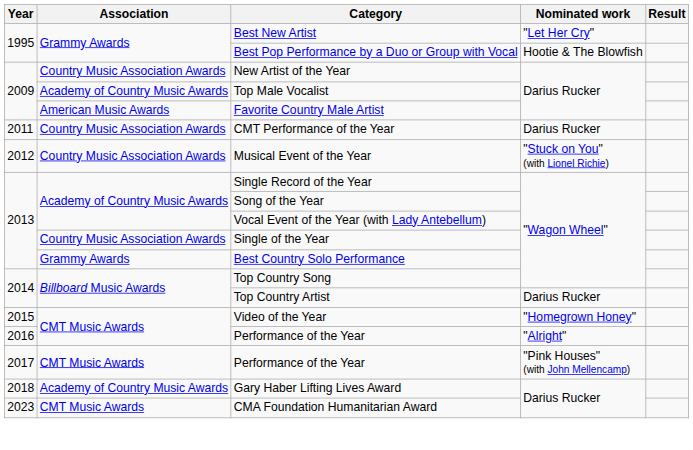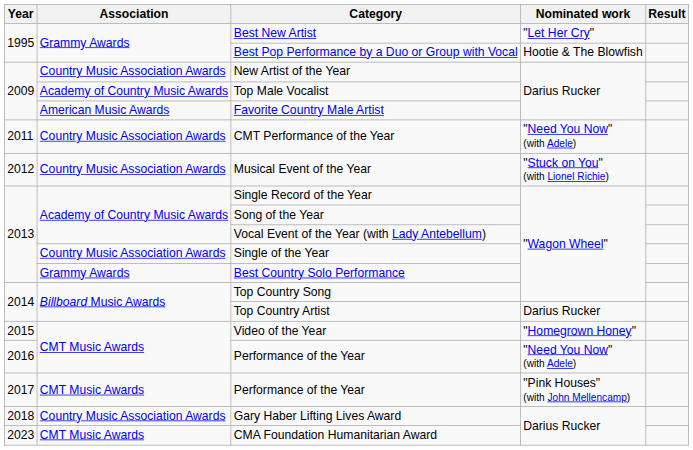(562, 129) Darius Rucker -> (568, 136) "Need You Now" (with Adele)
(545, 336) "Alright" -> (568, 356) "Need You Now" (with Adele)
(134, 388) Academy of Country Music Awards -> (133, 415) Country Music Association Awards
